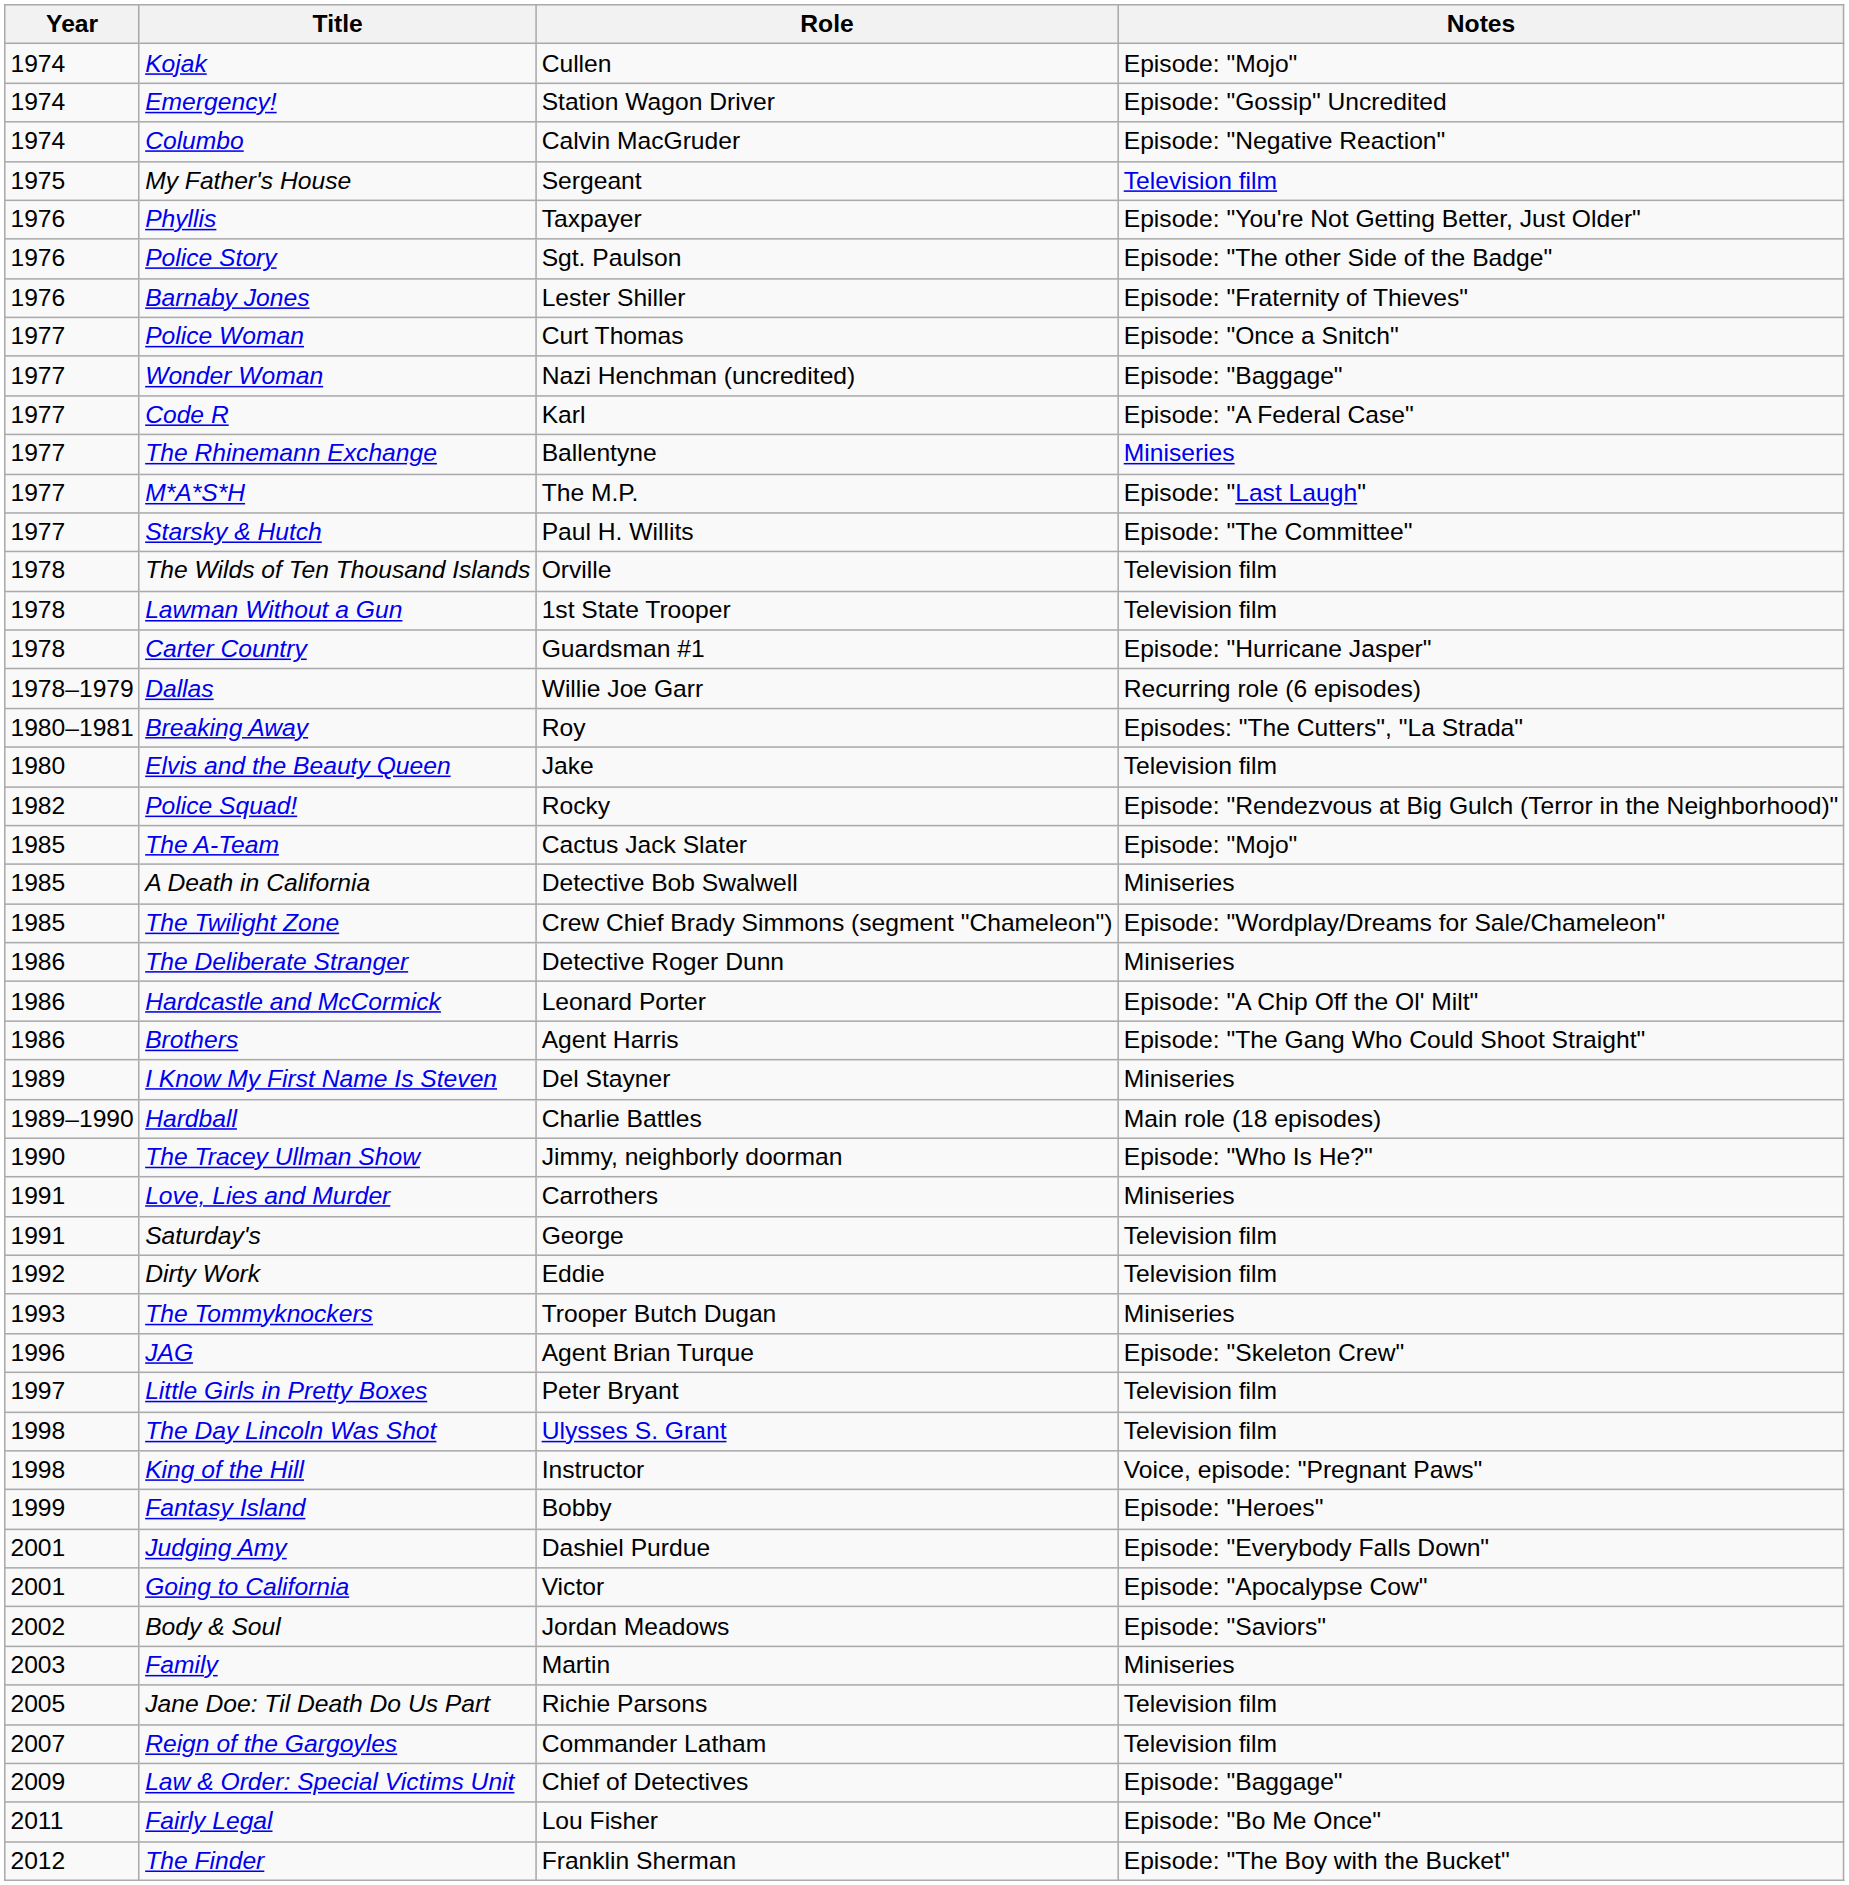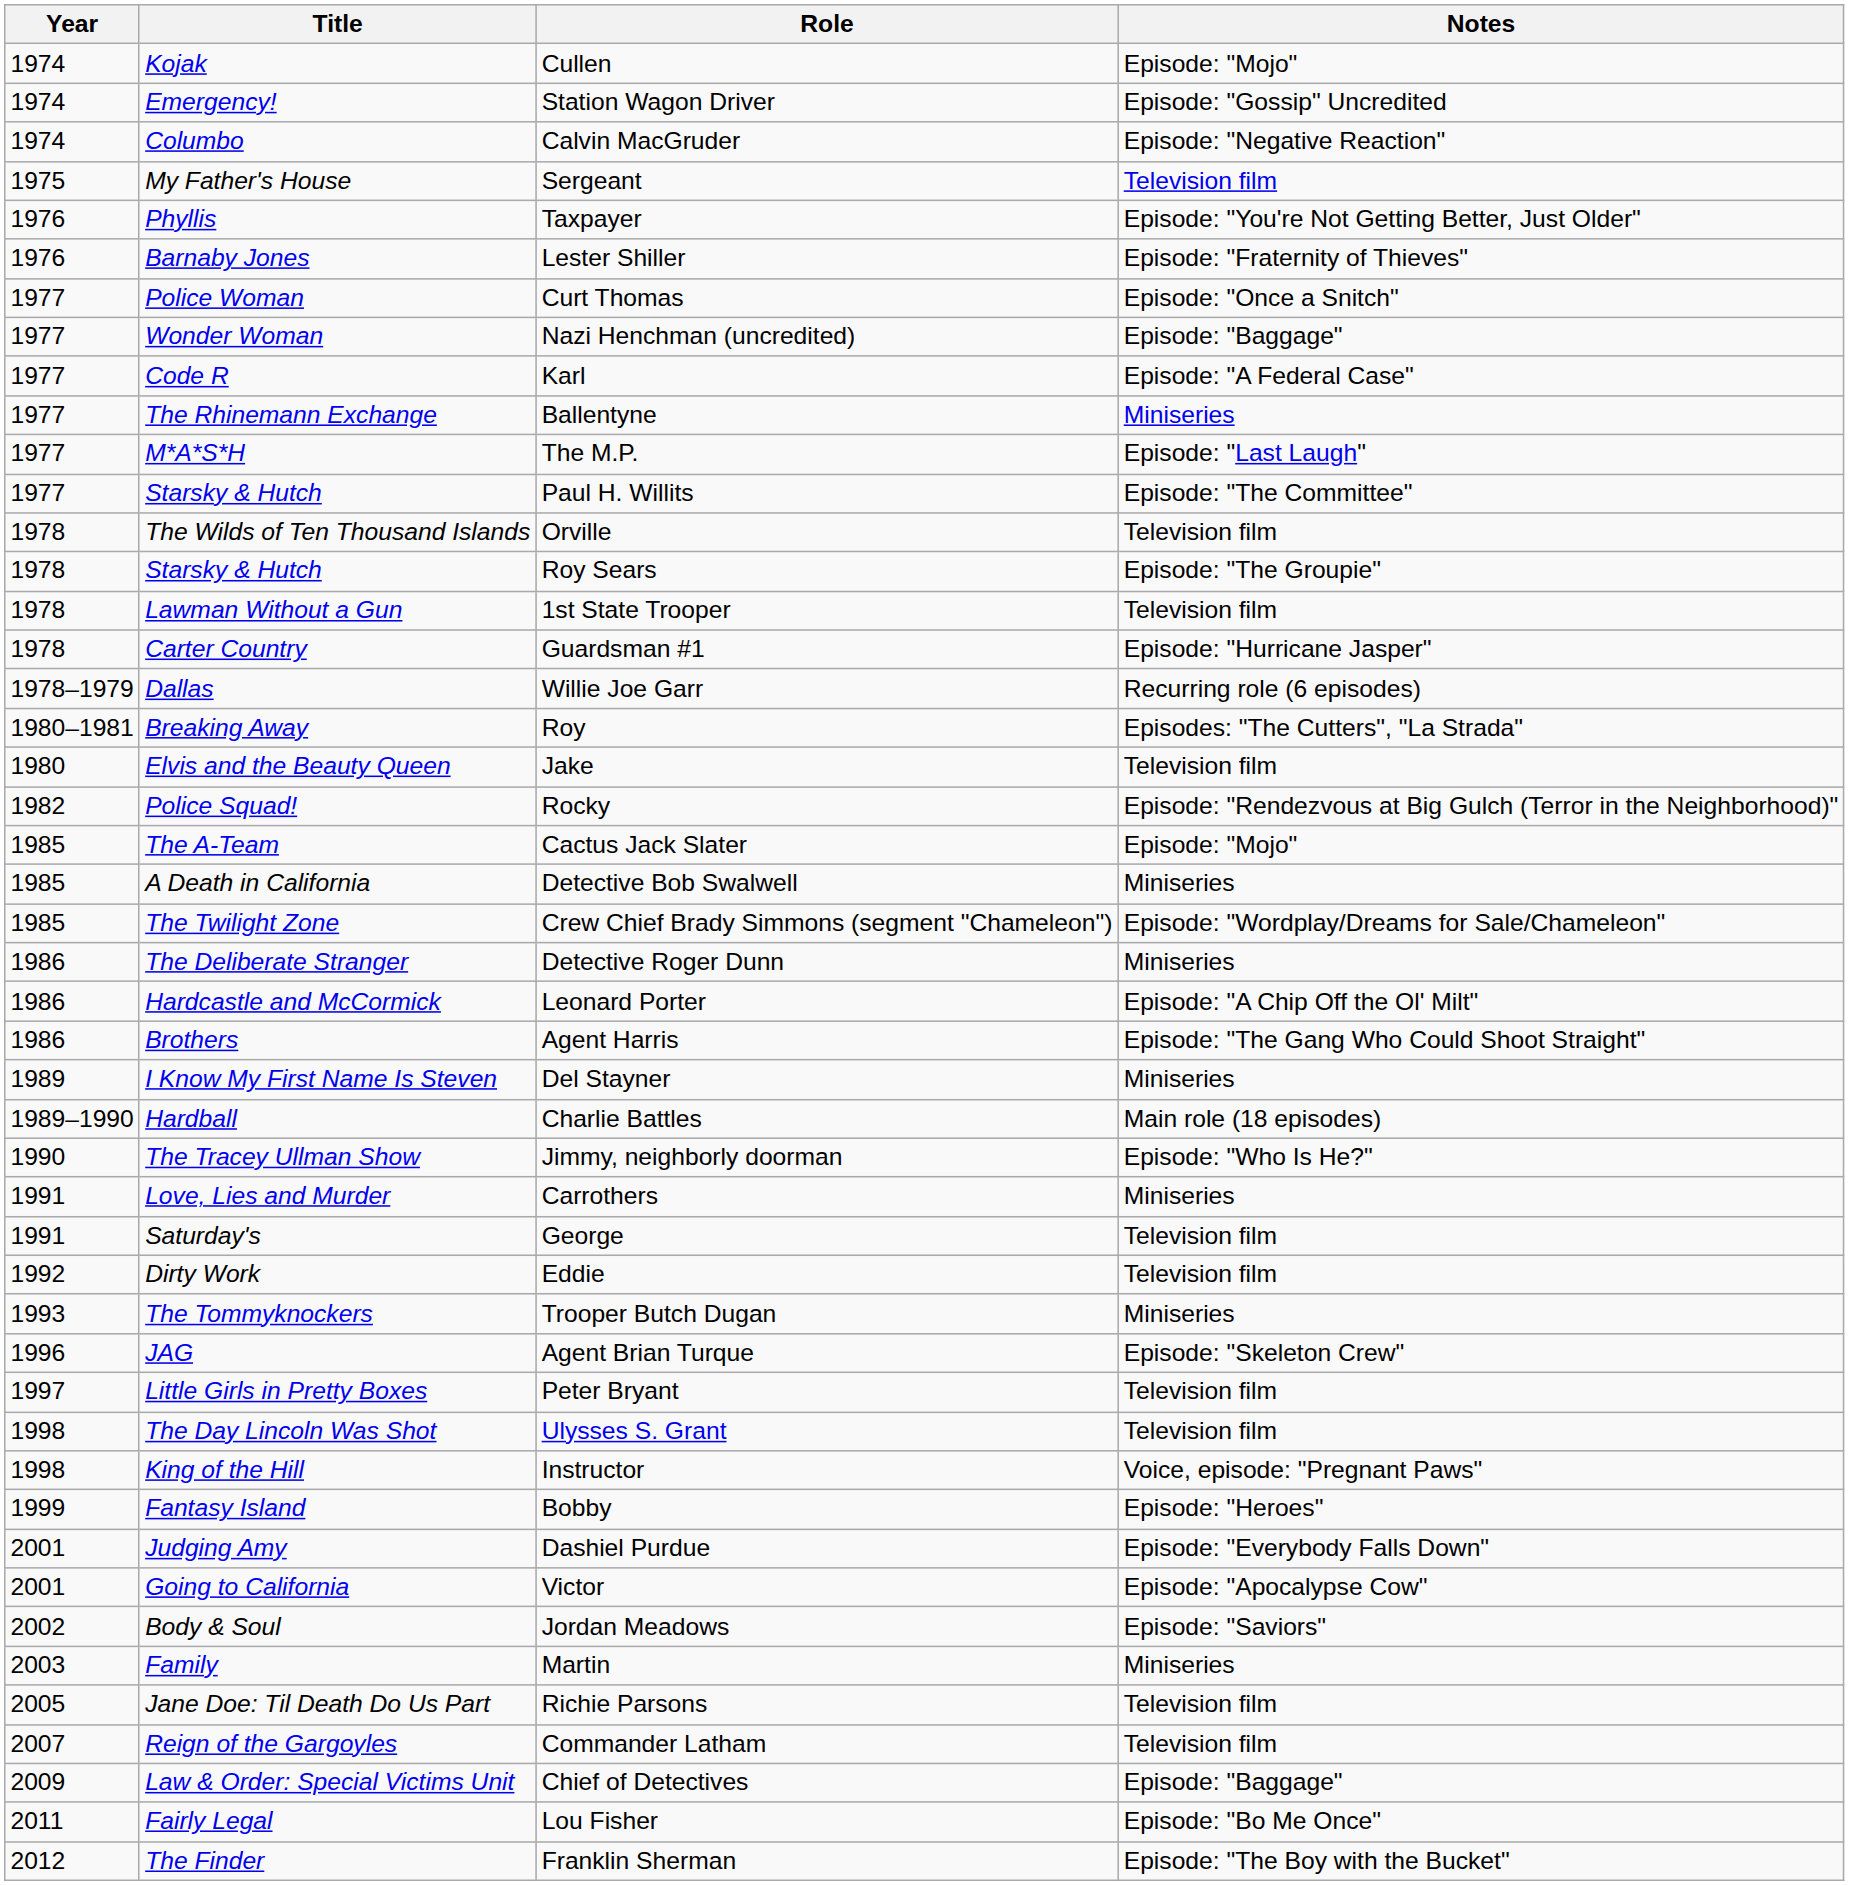- row: (611, 258)
+ row: (599, 571)
